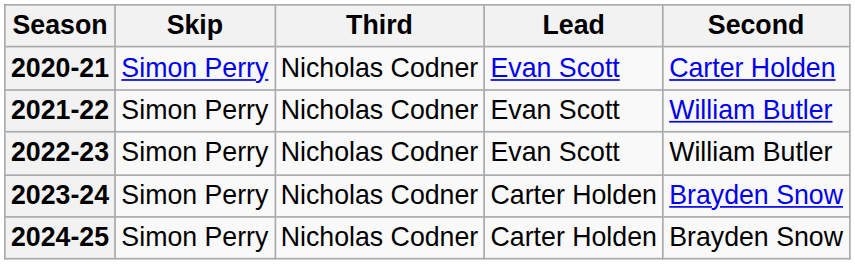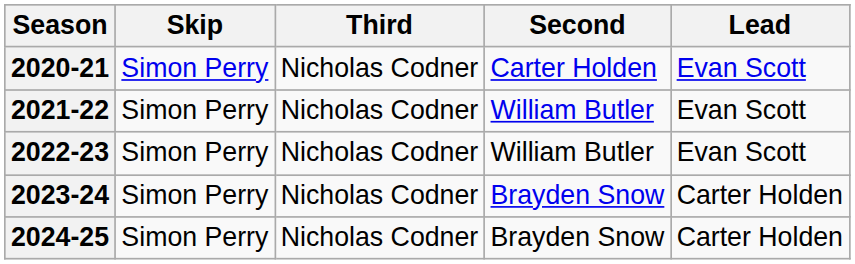columns swapped: (756, 25) <-> (574, 25)
